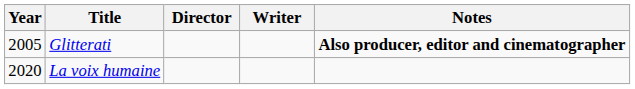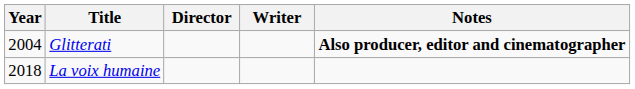(25, 44) 2005 -> (25, 44) 2004
(25, 70) 2020 -> (25, 70) 2018
